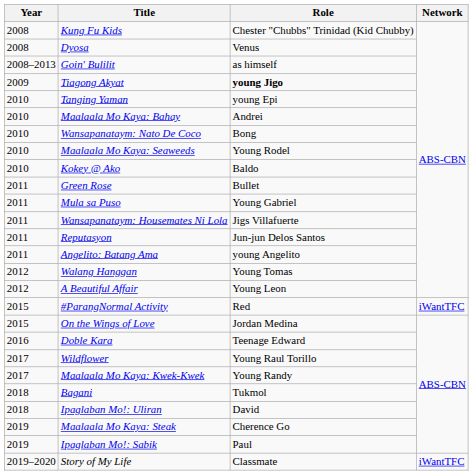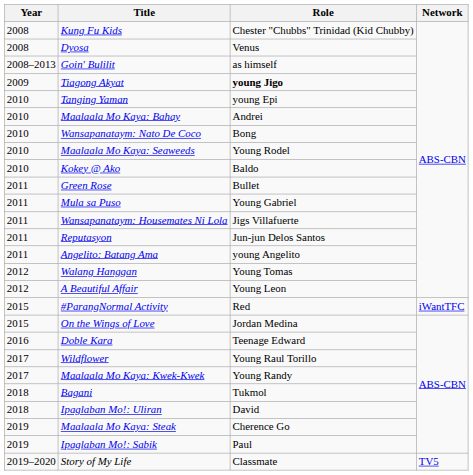(442, 461) iWantTFC -> (429, 461) TV5
